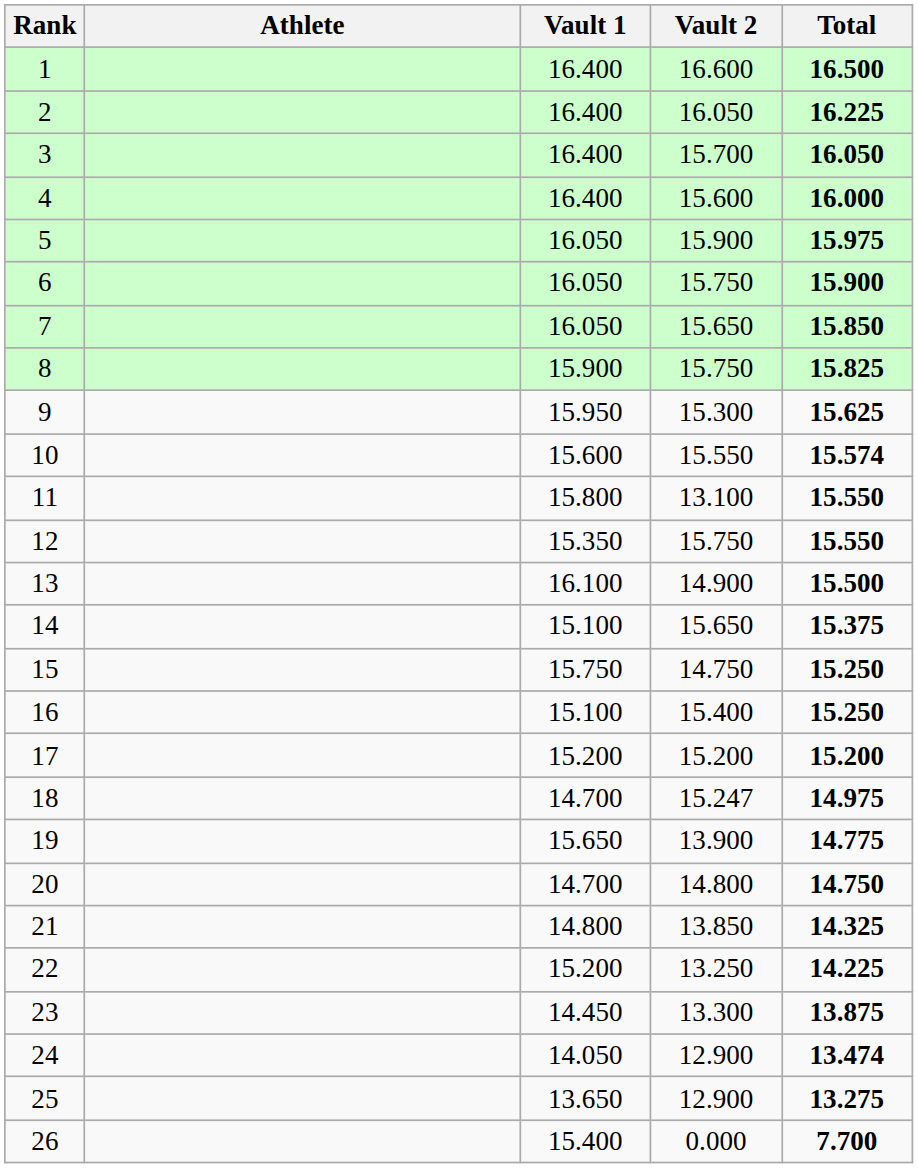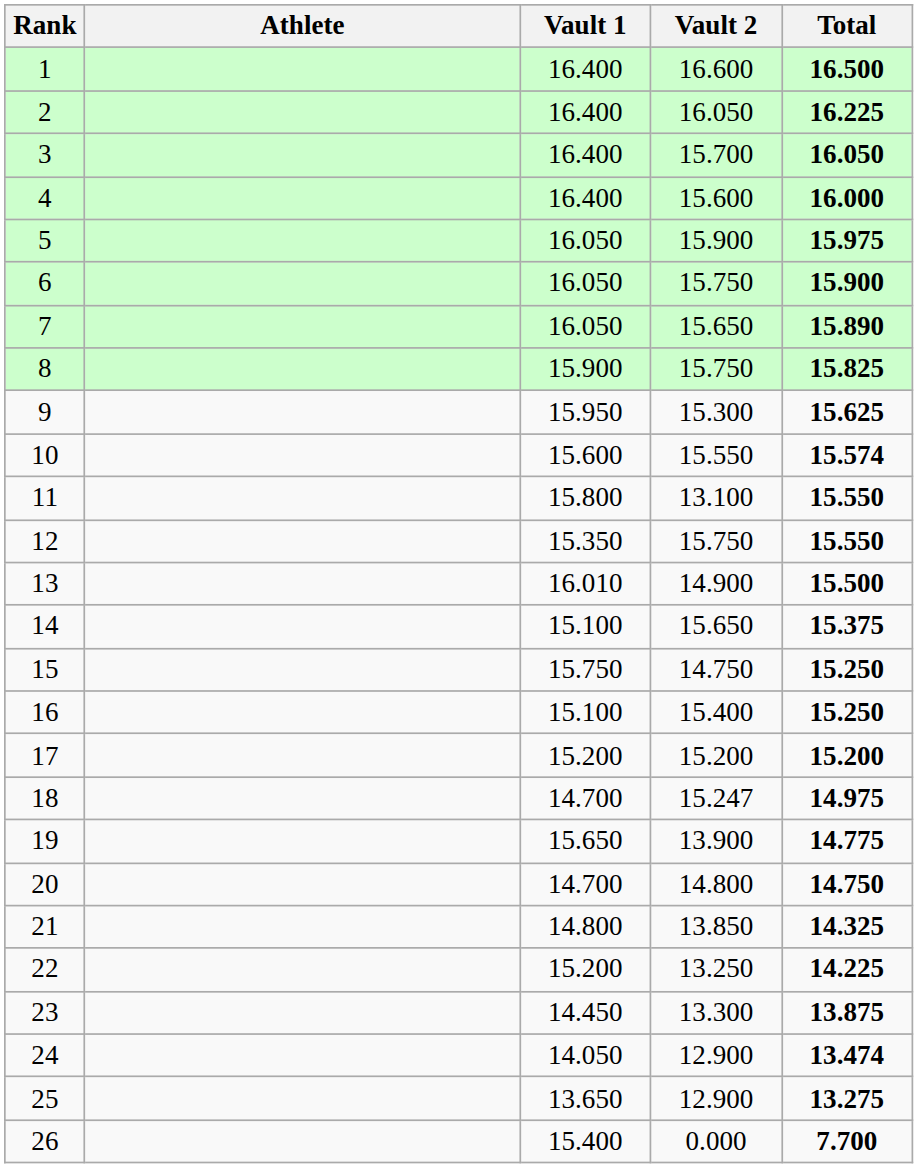(847, 326) 15.850 -> (847, 326) 15.890
(585, 583) 16.100 -> (585, 583) 16.010
